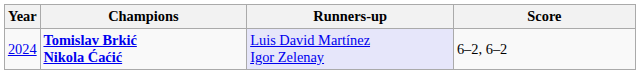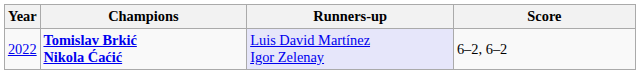(22, 49) 2024 -> (22, 49) 2022
